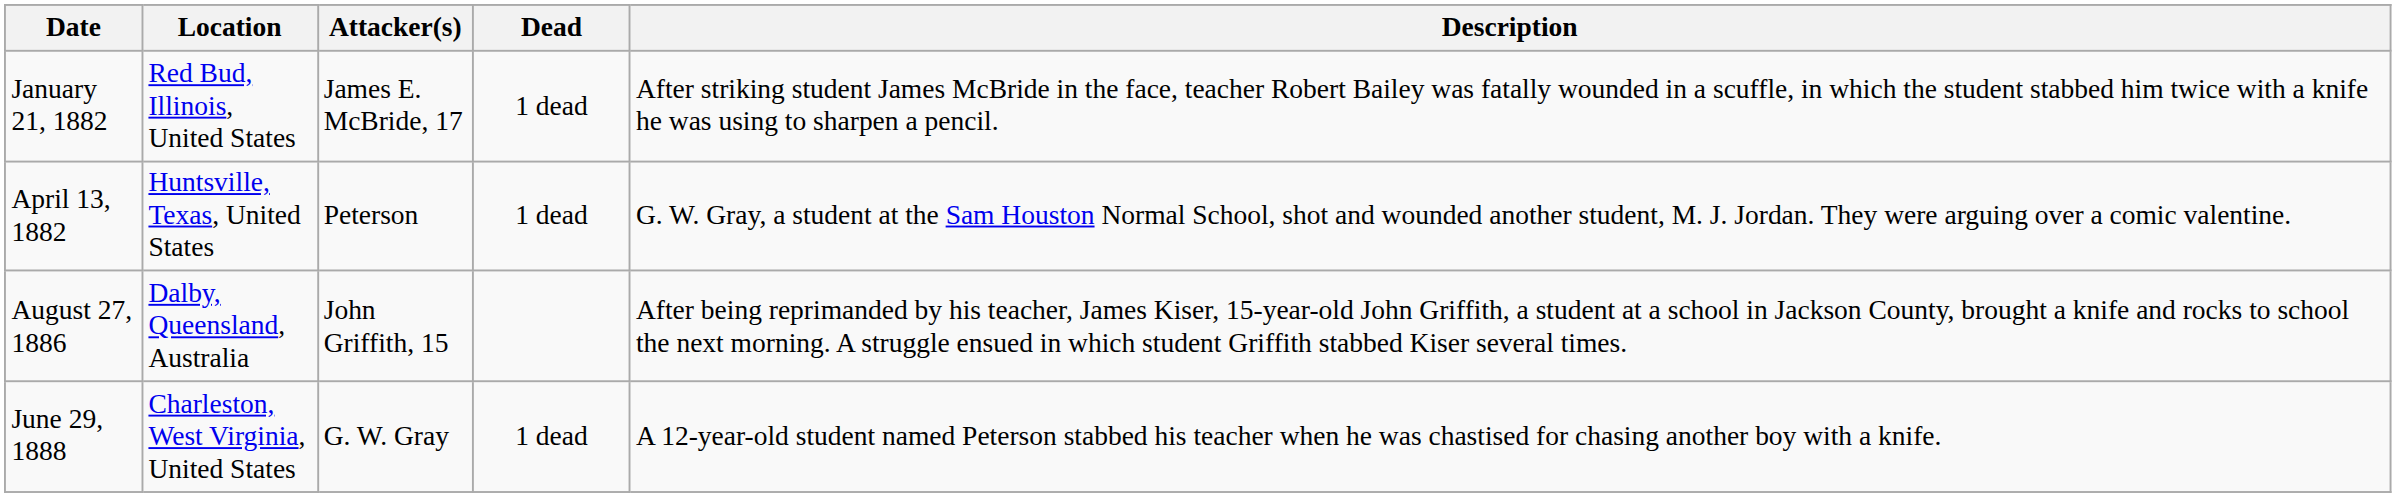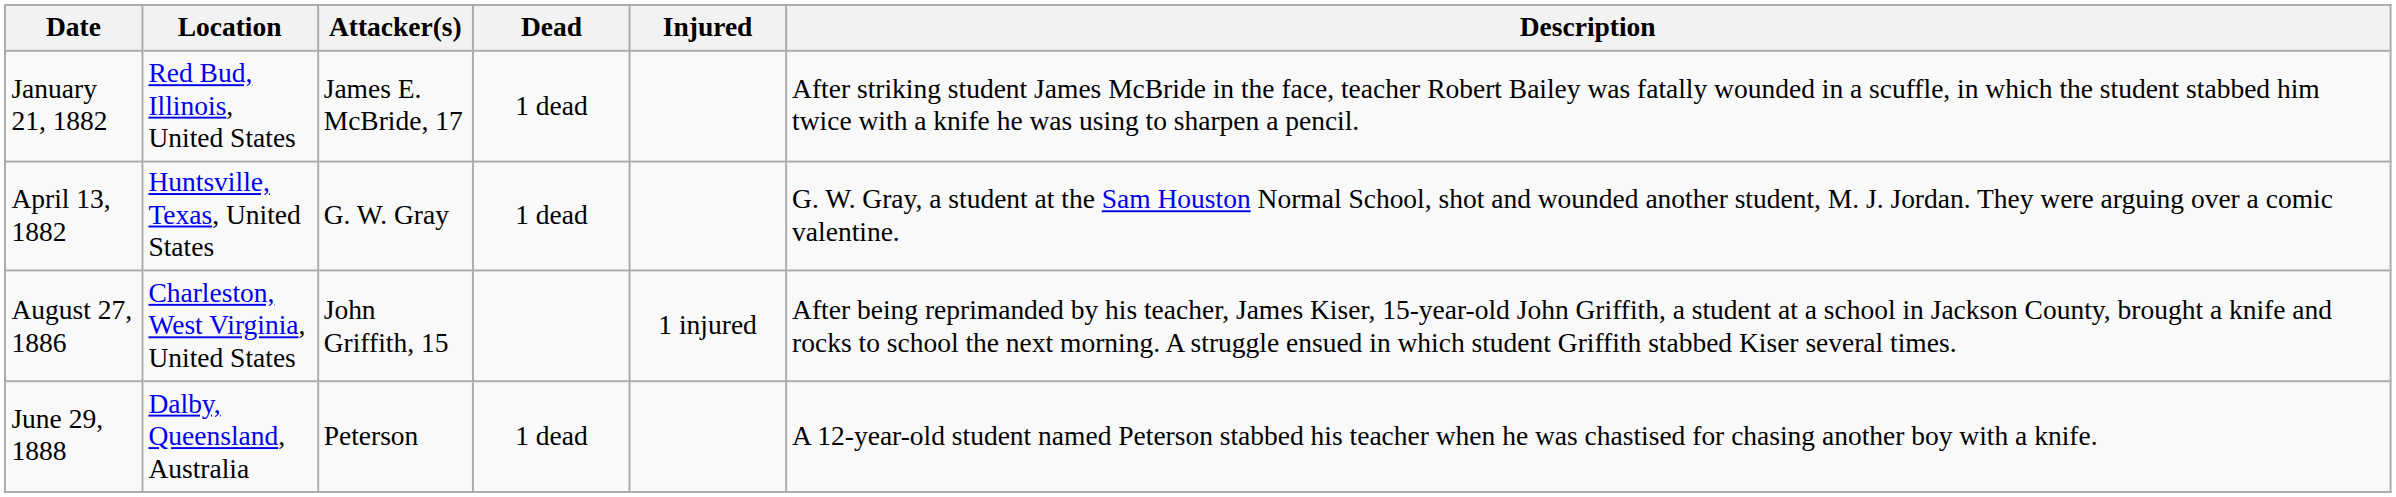+ column: (708, 27)
(371, 215) Peterson -> (386, 215) G. W. Gray
(217, 326) Dalby, Queensland, Australia -> (227, 326) Charleston, West Virginia, United States
(227, 436) Charleston, West Virginia, United States -> (217, 436) Dalby, Queensland, Australia
(386, 436) G. W. Gray -> (371, 436) Peterson
